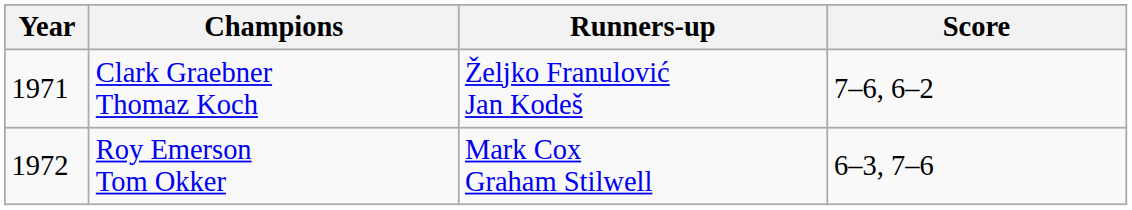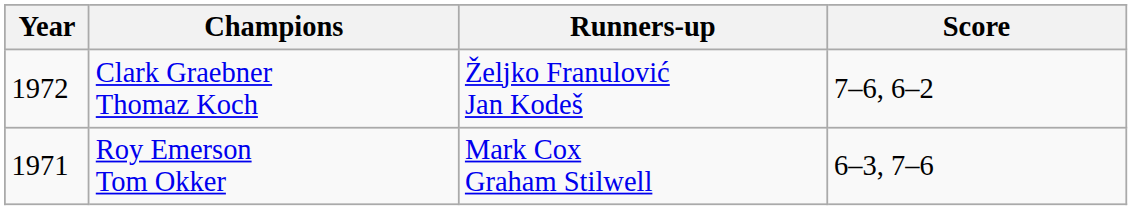(40, 88) 1971 -> (40, 88) 1972
(40, 165) 1972 -> (40, 165) 1971
